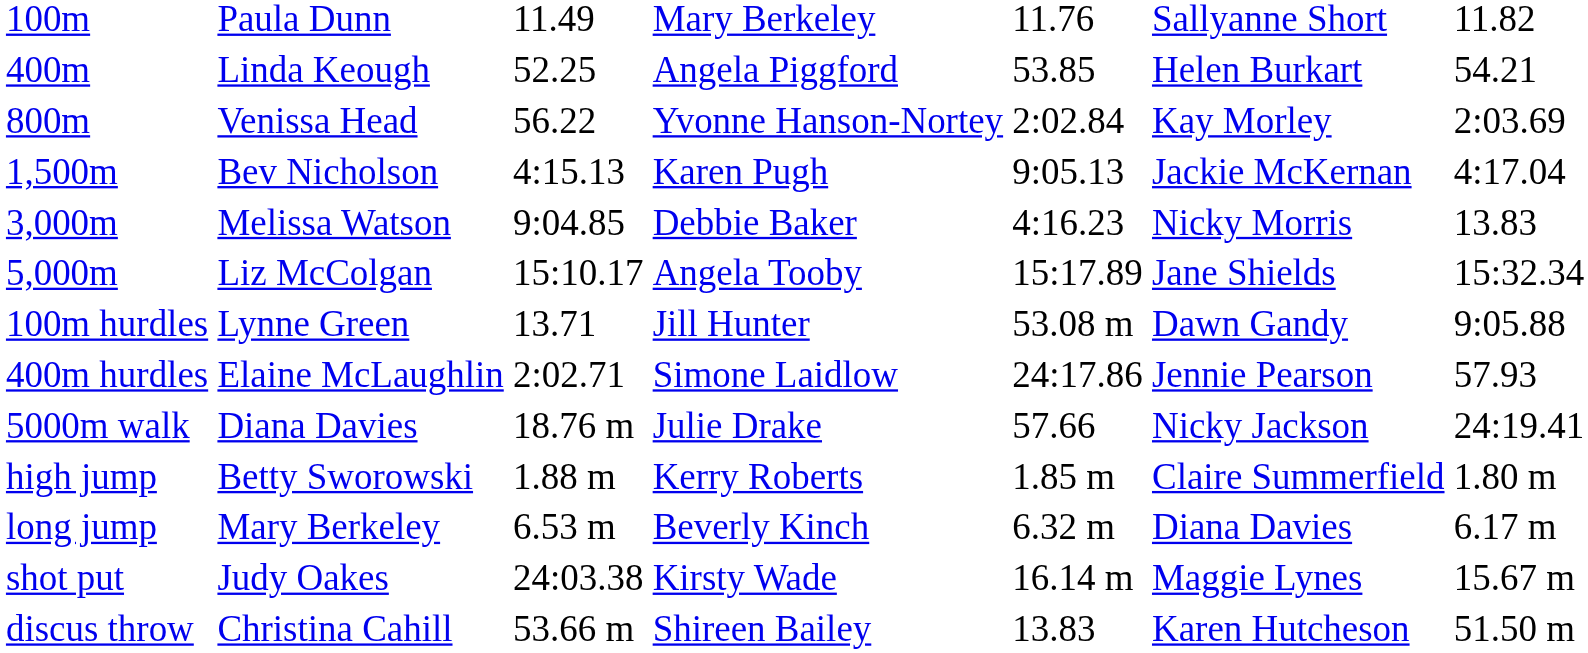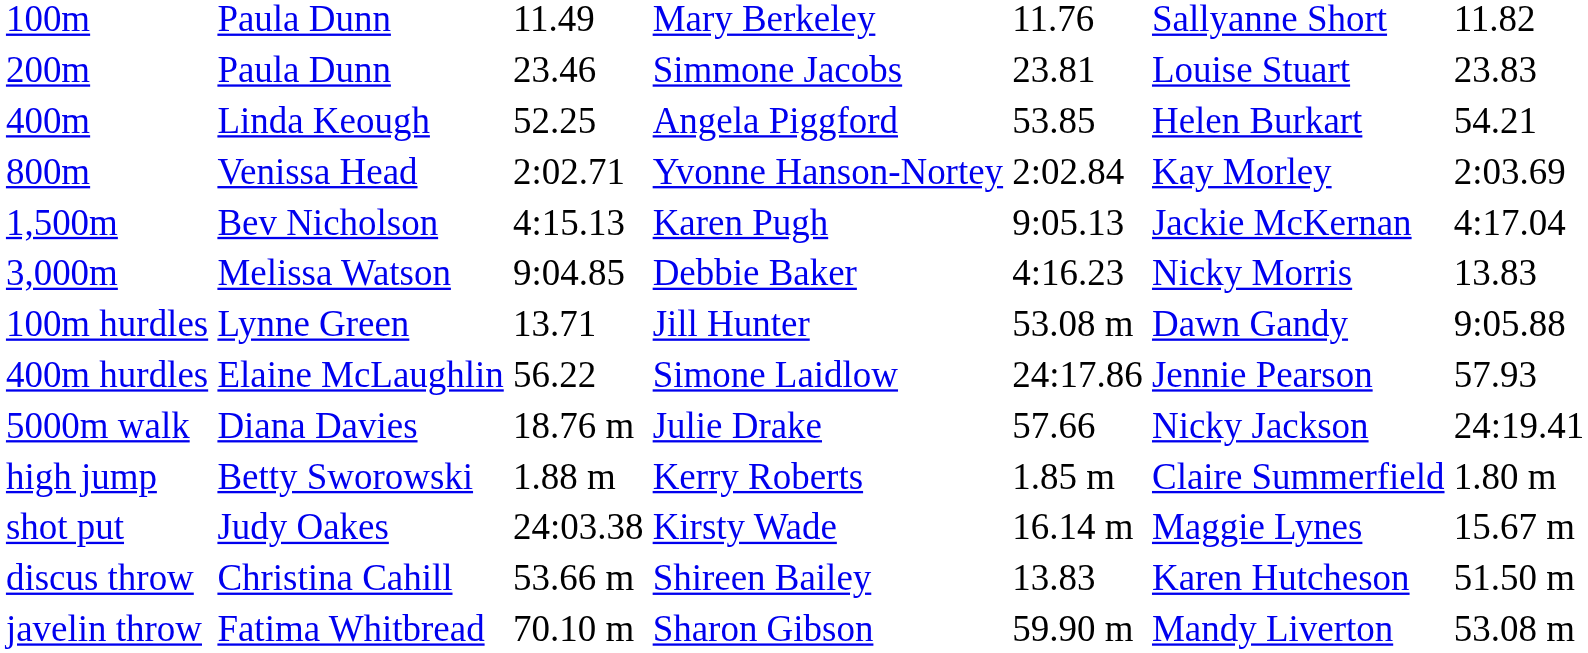+ row: (48, 69)
(555, 120) 56.22 -> (569, 171) 2:02.71
- row: (62, 273)
(569, 374) 2:02.71 -> (555, 374) 56.22
- row: (81, 527)
+ row: (104, 628)
